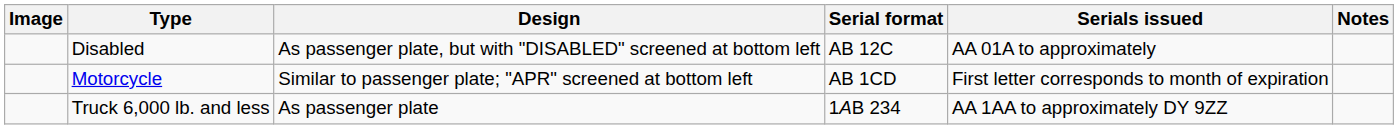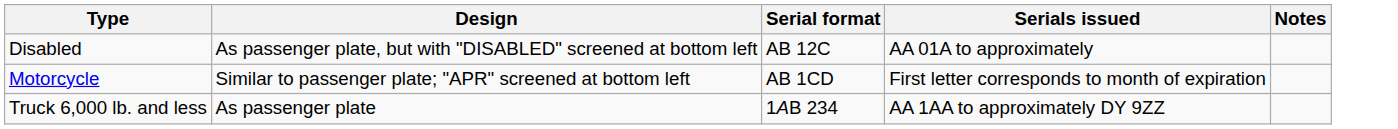- column: (36, 19)
